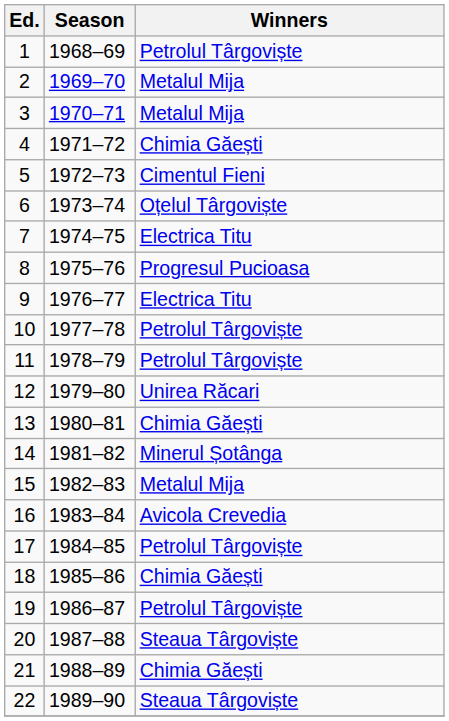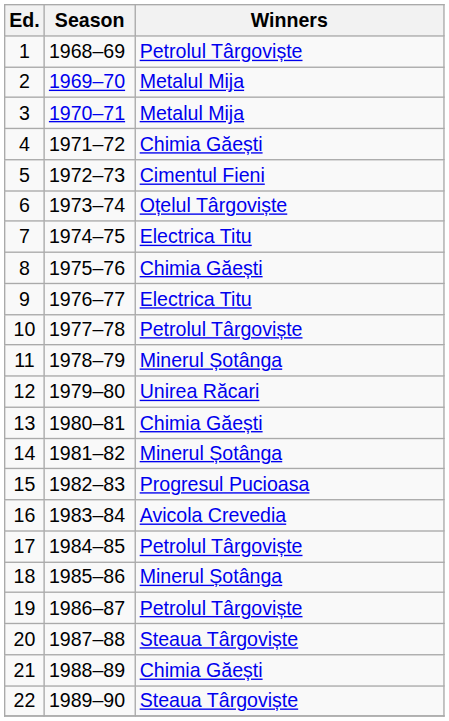(225, 268) Progresul Pucioasa -> (201, 268) Chimia Găești
(221, 361) Petrolul Târgoviște -> (211, 361) Minerul Șotânga
(192, 485) Metalul Mija -> (225, 485) Progresul Pucioasa
(201, 577) Chimia Găești -> (211, 577) Minerul Șotânga
